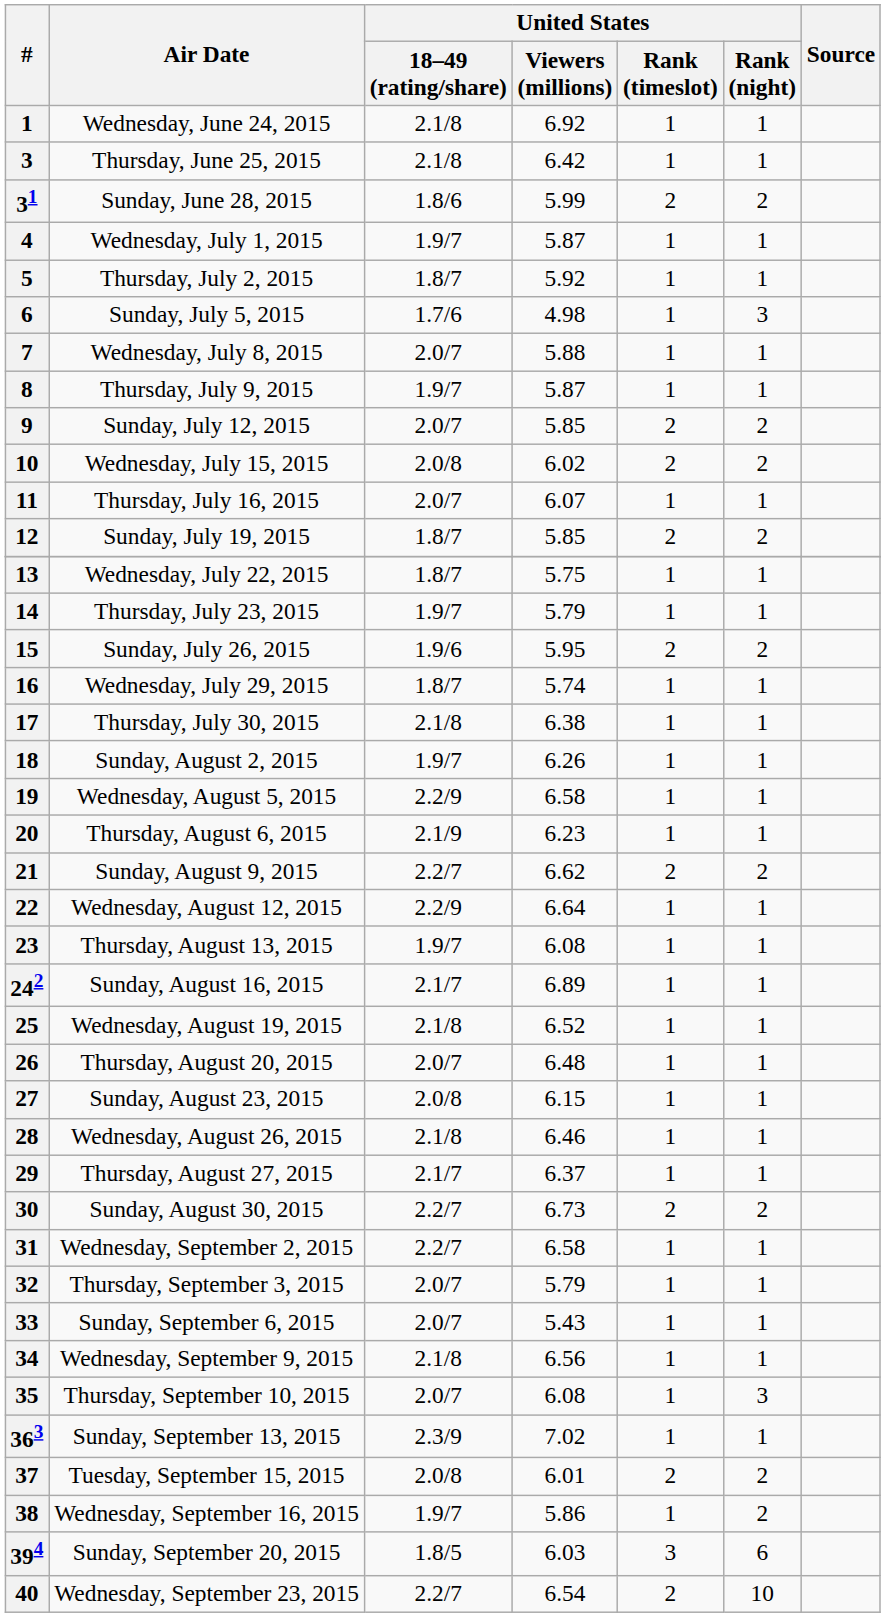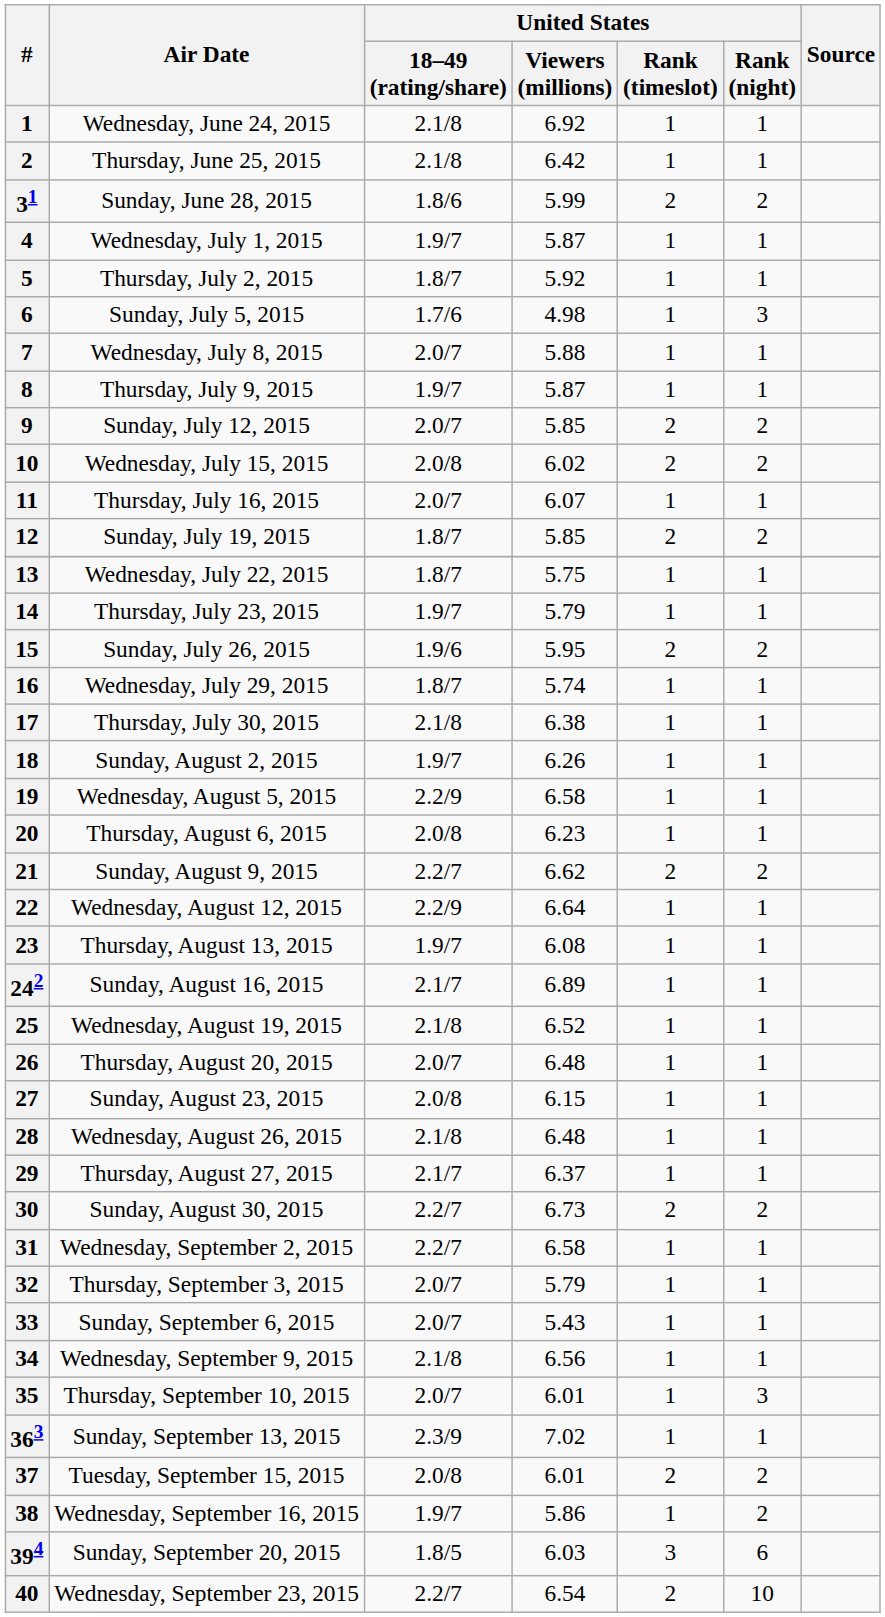(27, 160) 3 -> (27, 160) 2
(438, 833) 2.1/9 -> (438, 833) 2.0/8
(565, 1136) 6.46 -> (565, 1136) 6.48
(565, 1395) 6.08 -> (565, 1395) 6.01
